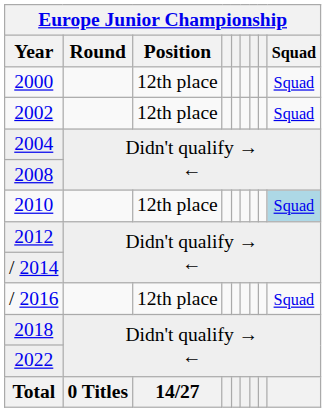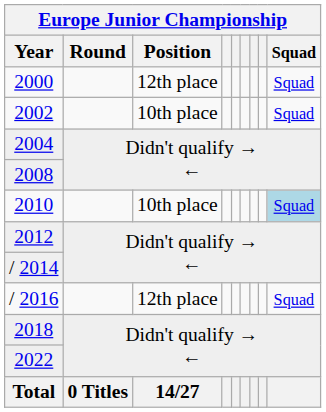(177, 112) 12th place -> (177, 112) 10th place
(177, 205) 12th place -> (177, 205) 10th place
